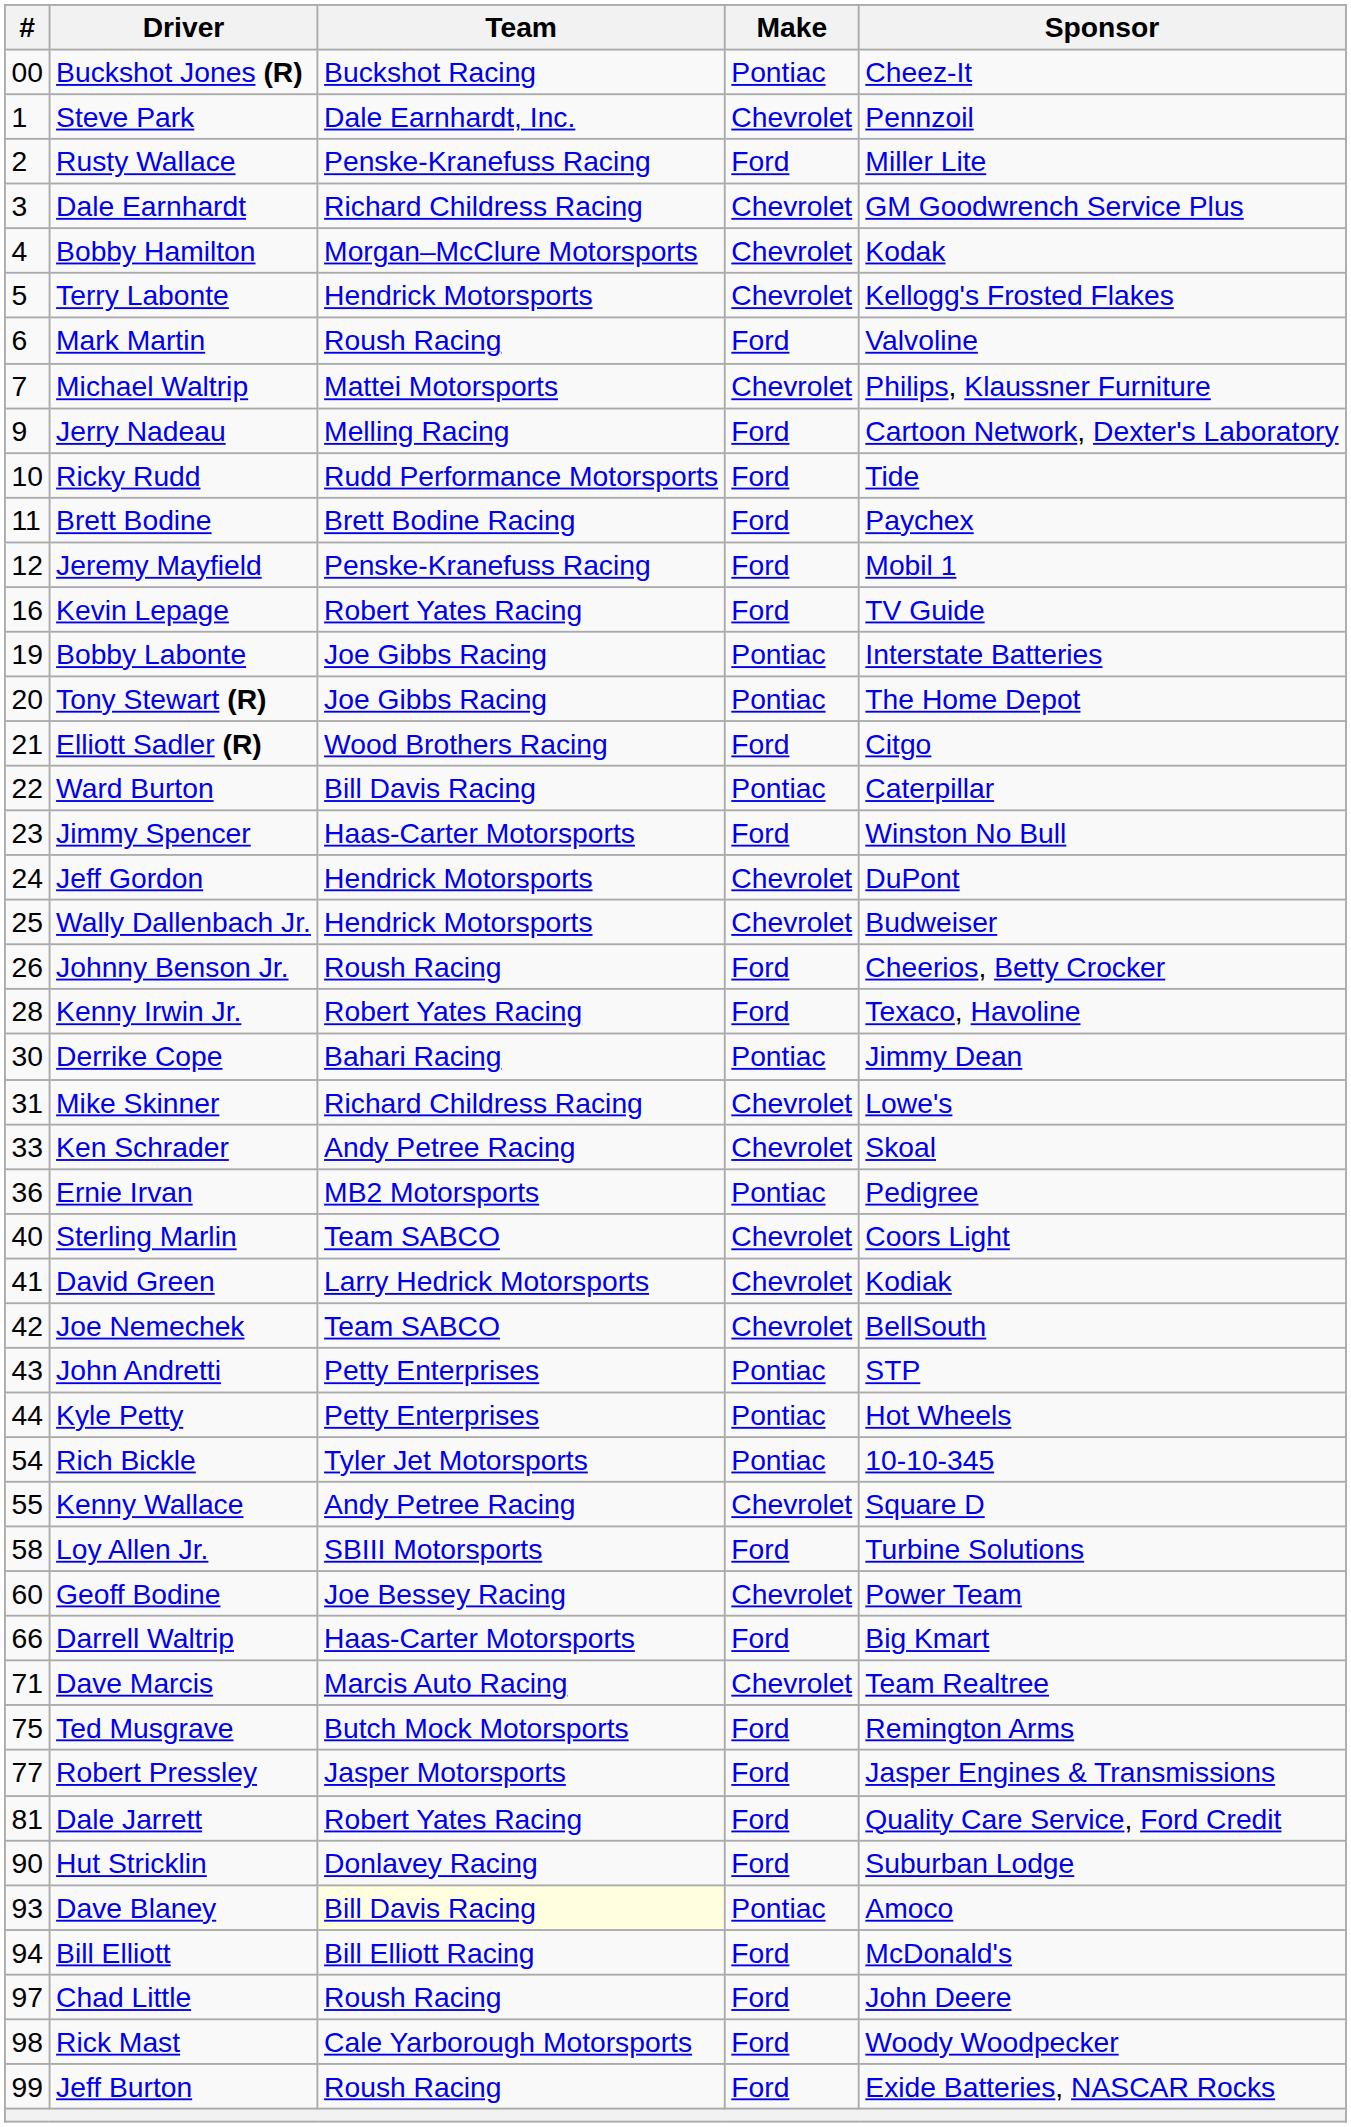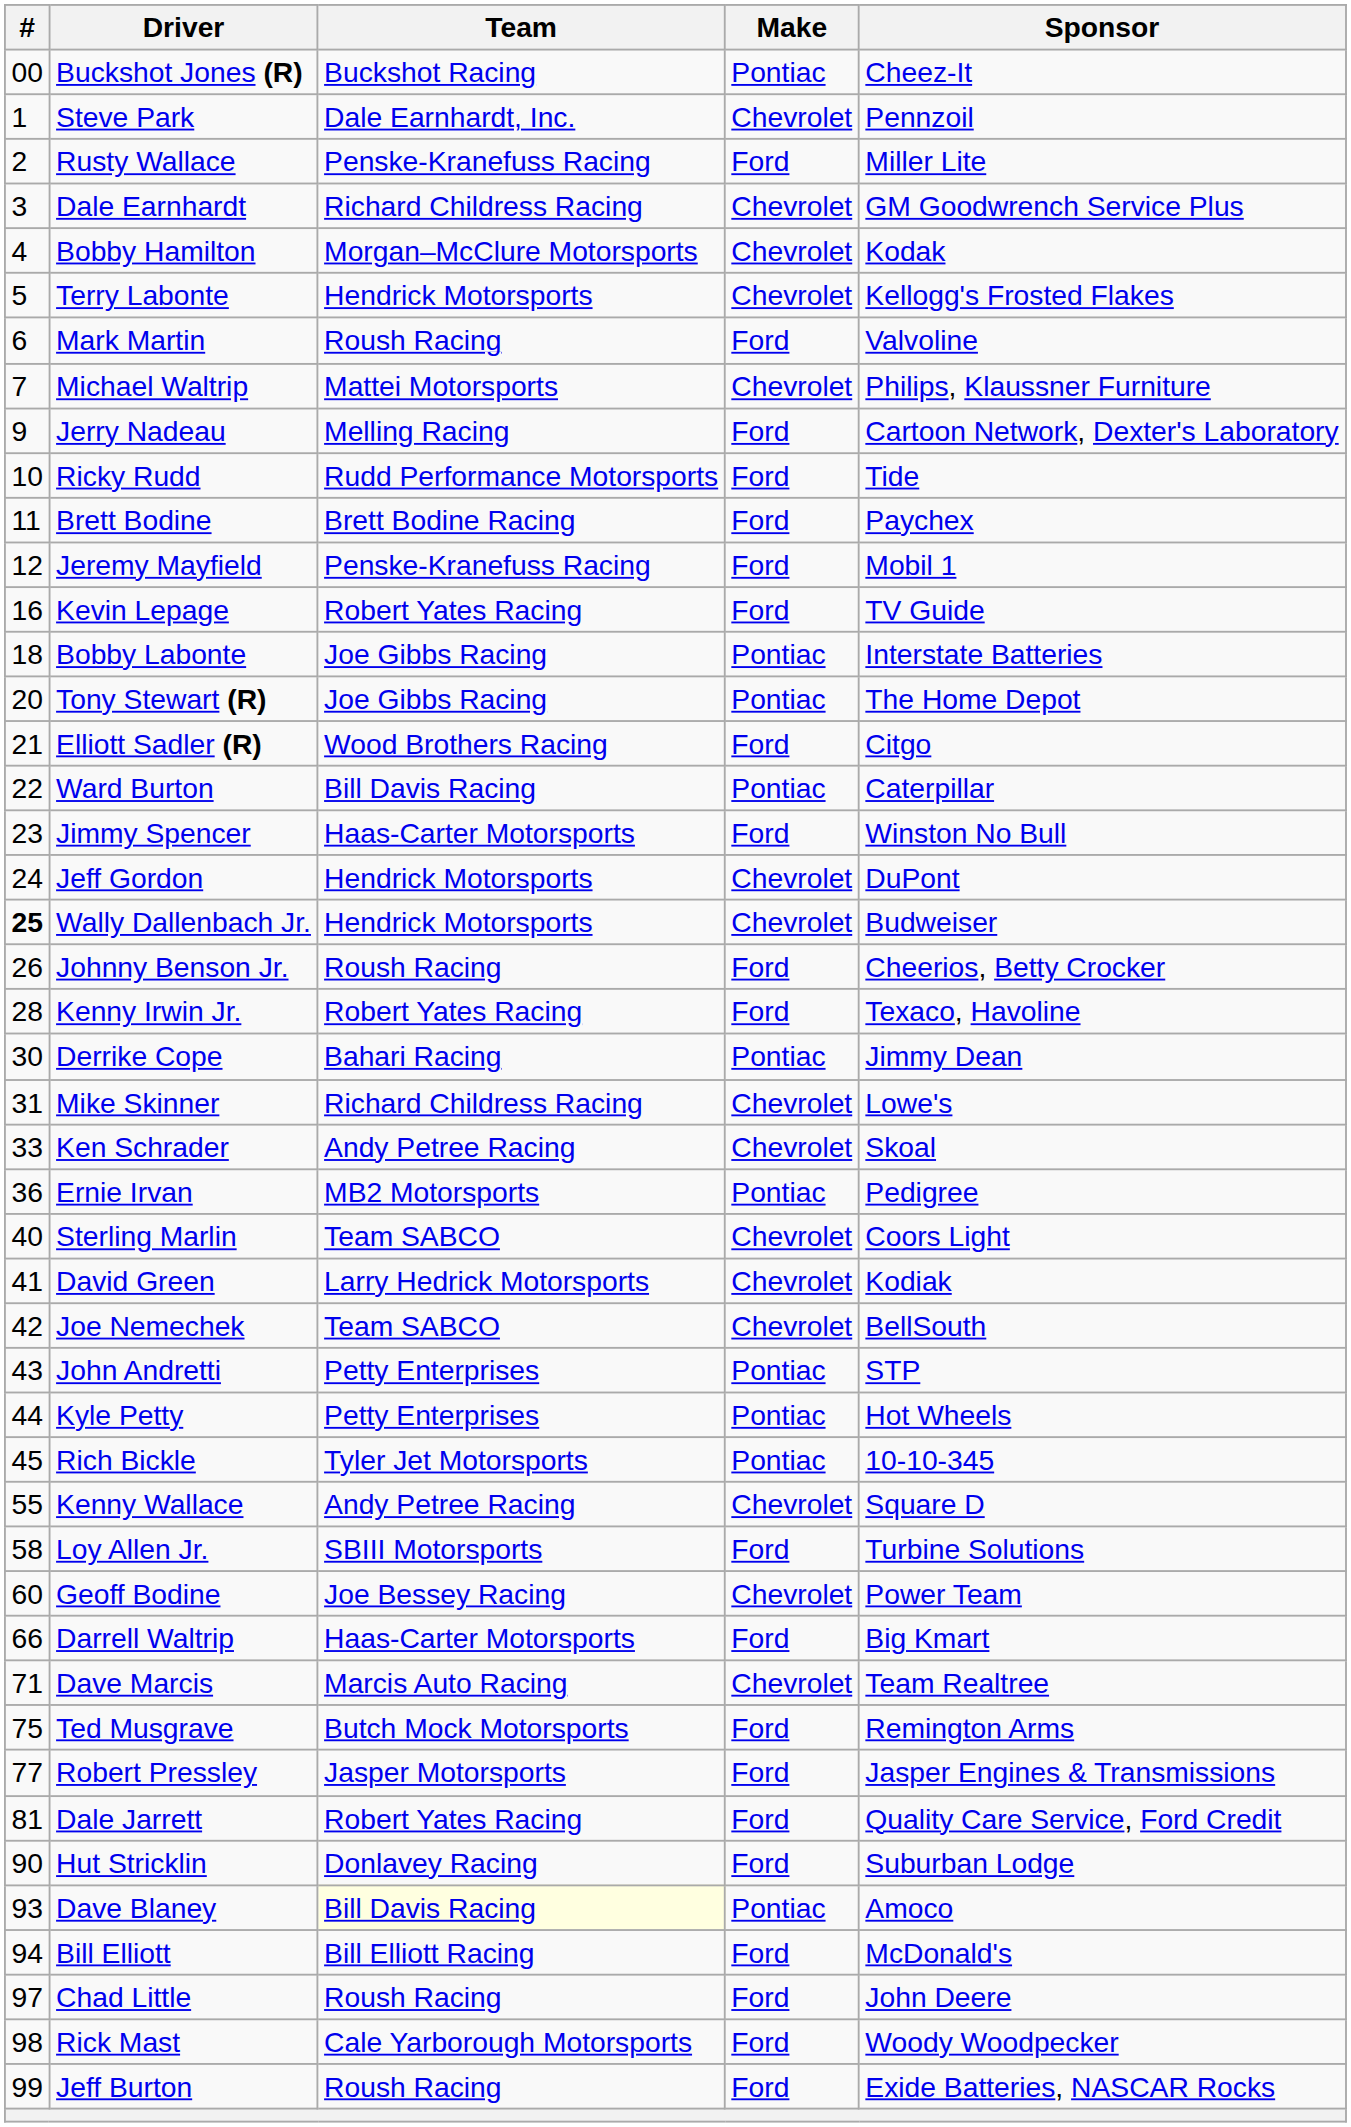(27, 654) 19 -> (27, 654) 18
(27, 923) normal -> (27, 923) bold
(27, 1460) 54 -> (27, 1460) 45
